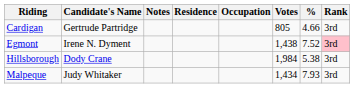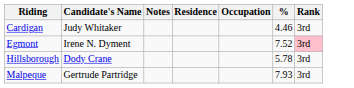- column: (286, 12)
(101, 28) Gertrude Partridge -> (93, 28) Judy Whitaker
(311, 28) 4.66 -> (284, 28) 4.46
(311, 59) 5.38 -> (284, 59) 5.78
(93, 75) Judy Whitaker -> (101, 75) Gertrude Partridge
